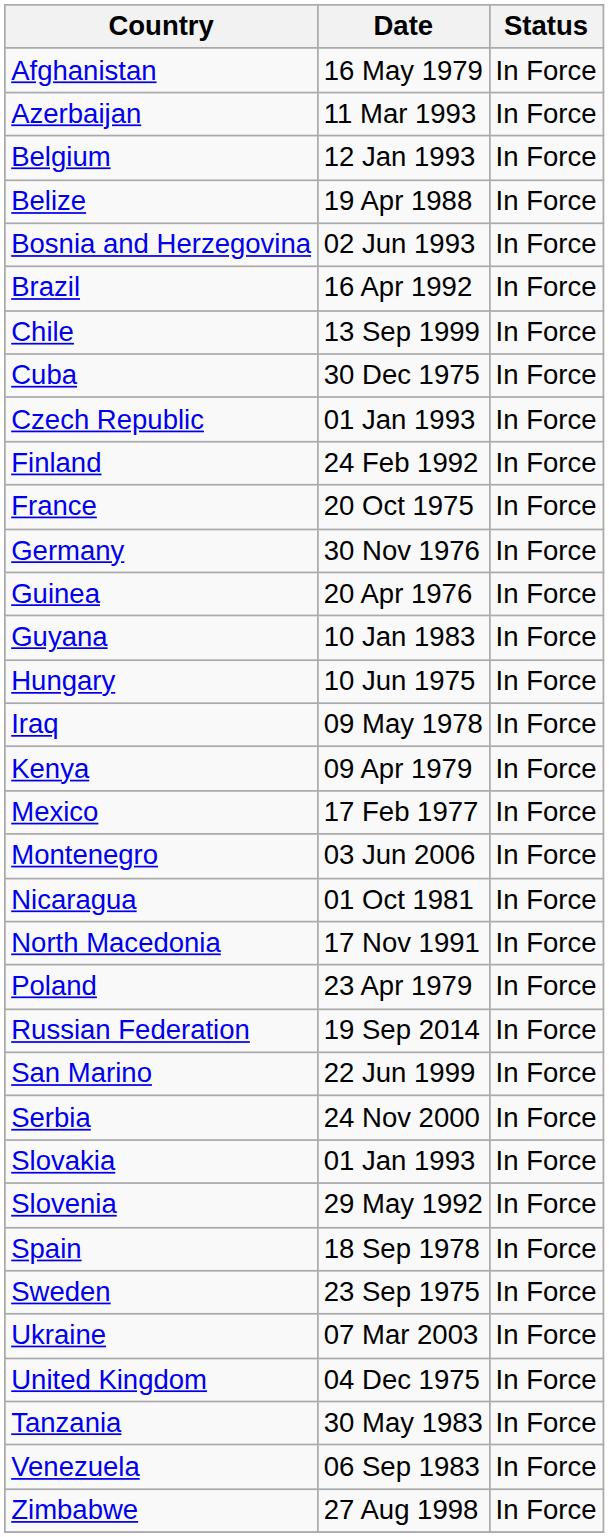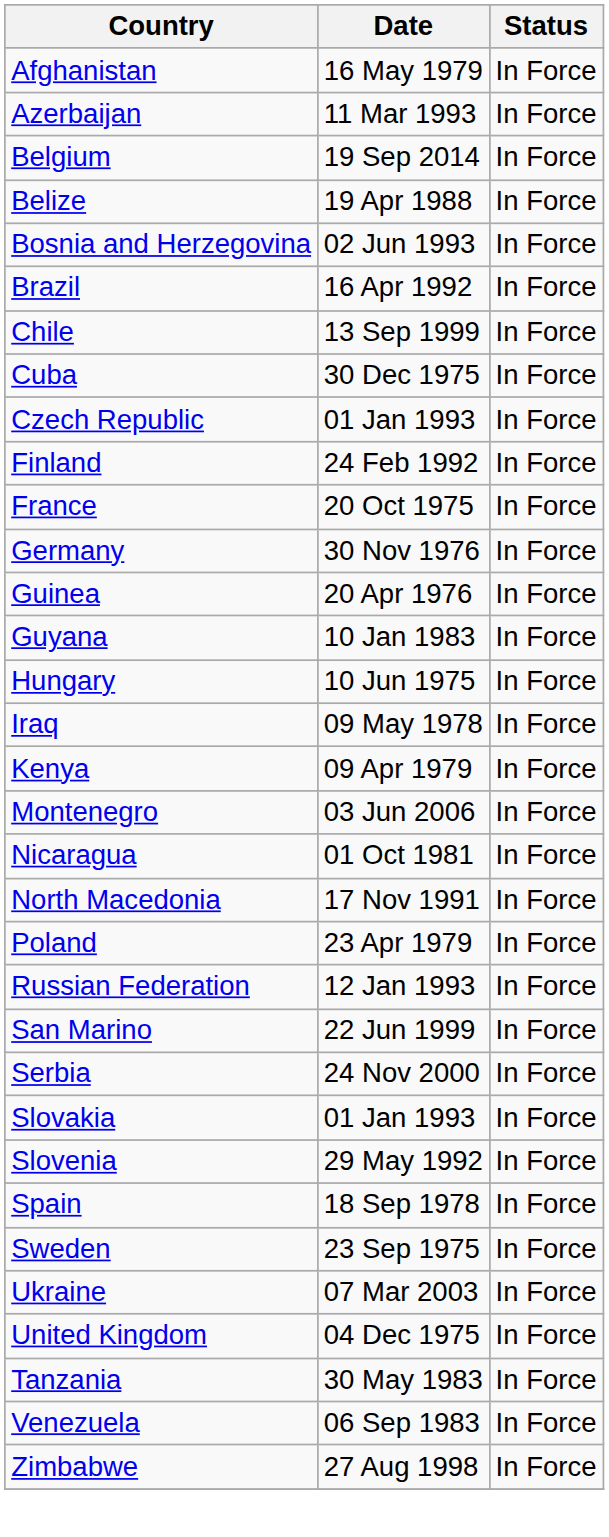(400, 157) 12 Jan 1993 -> (402, 157) 19 Sep 2014
- row: (55, 811)
(402, 1030) 19 Sep 2014 -> (400, 986) 12 Jan 1993
